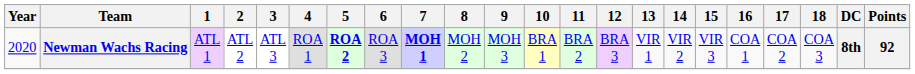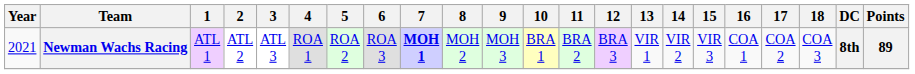(22, 47) 2020 -> (22, 47) 2021
(346, 47) bold -> (345, 47) normal
(887, 47) 92 -> (886, 47) 89
